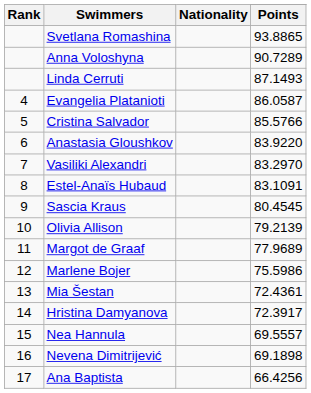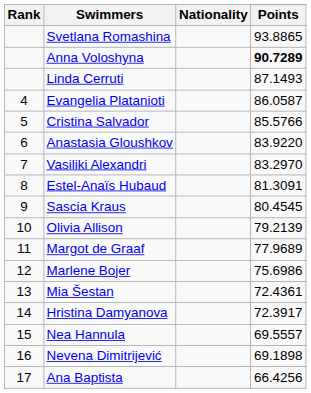(278, 57) normal -> (278, 57) bold
(278, 185) 83.1091 -> (278, 185) 81.3091
(278, 270) 75.5986 -> (278, 270) 75.6986
